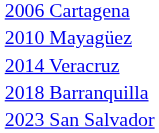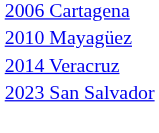- row: (77, 92)
